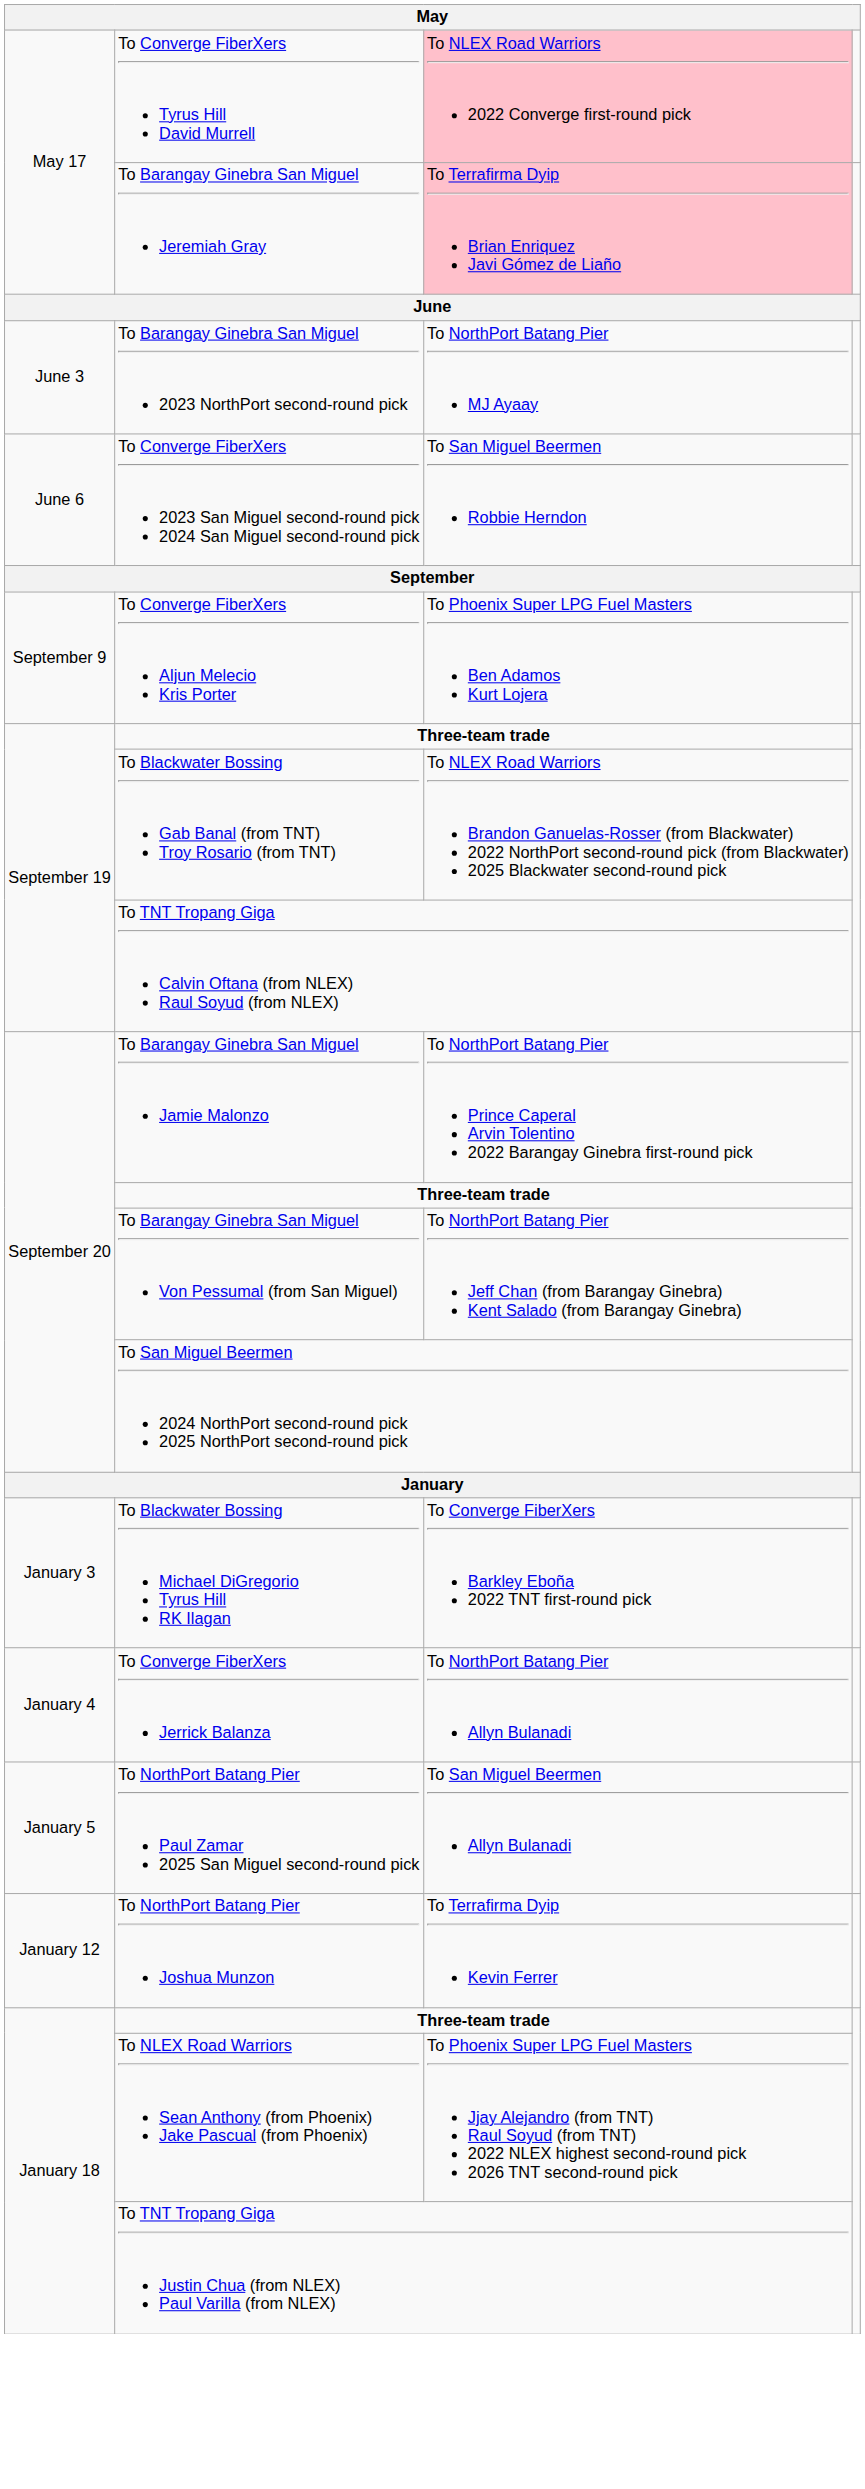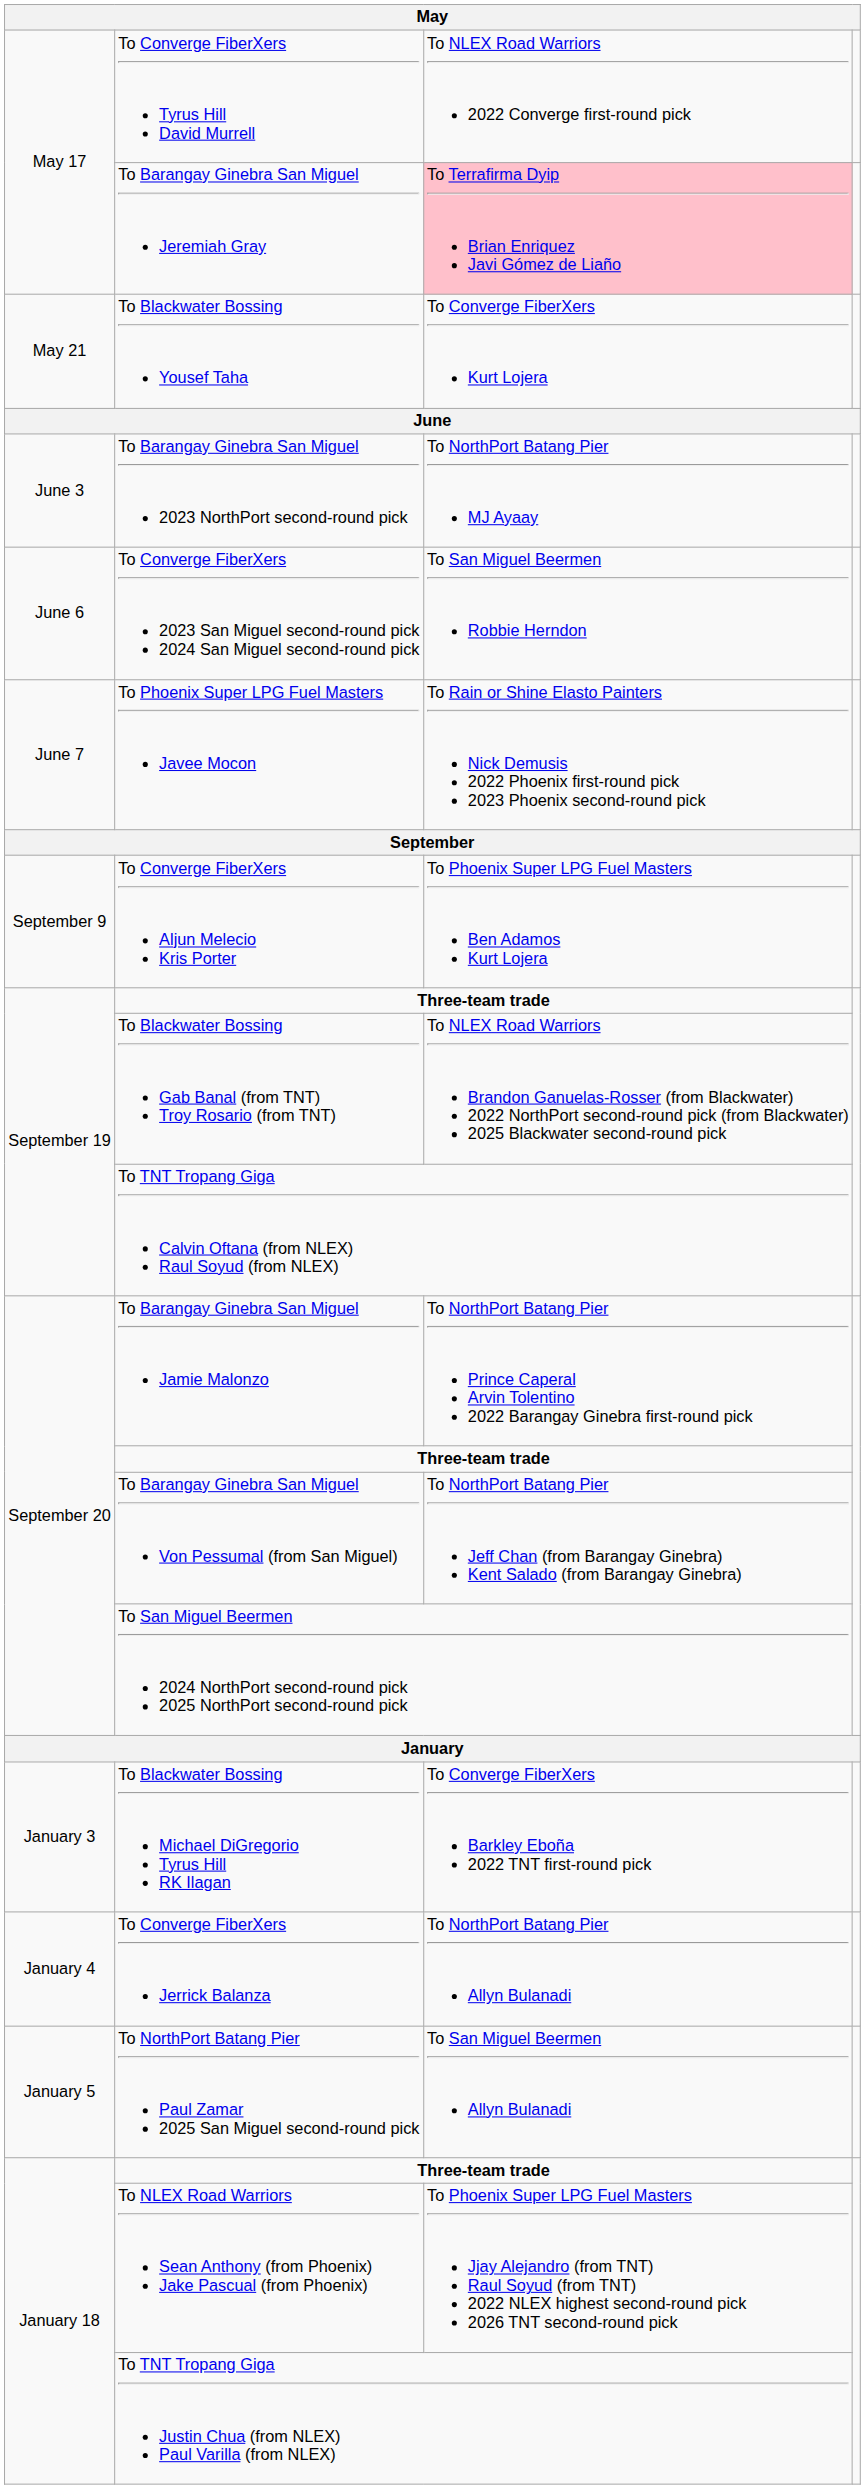(638, 79) pink background -> (638, 79) no background
+ row: (60, 351)
+ row: (60, 754)
- row: (60, 1950)
